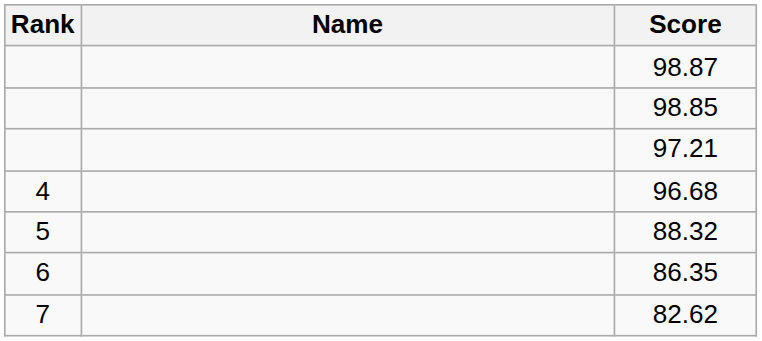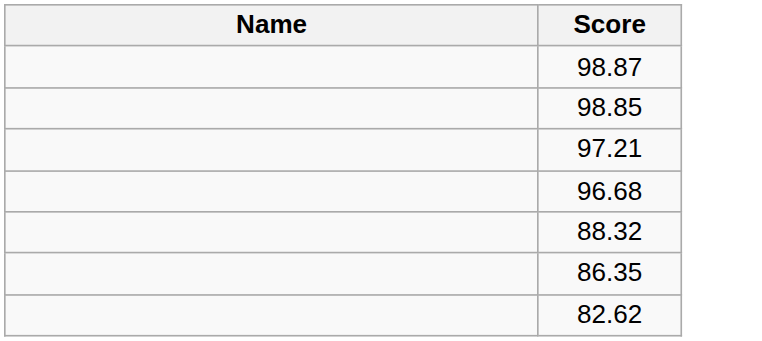- column: (43, 25)
